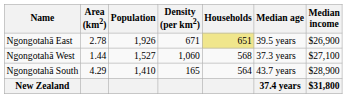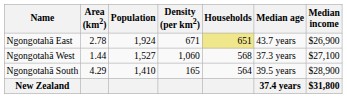(145, 40) 1,926 -> (145, 40) 1,924
(276, 40) 39.5 years -> (276, 40) 43.7 years
(276, 71) 43.7 years -> (276, 71) 39.5 years
